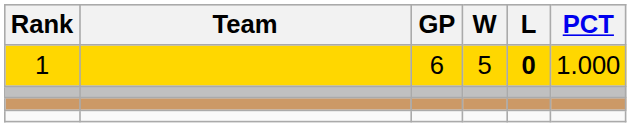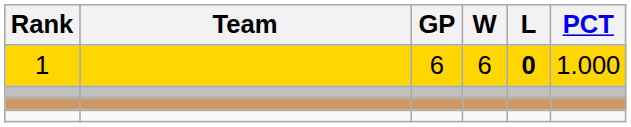(485, 65) 5 -> (485, 65) 6
